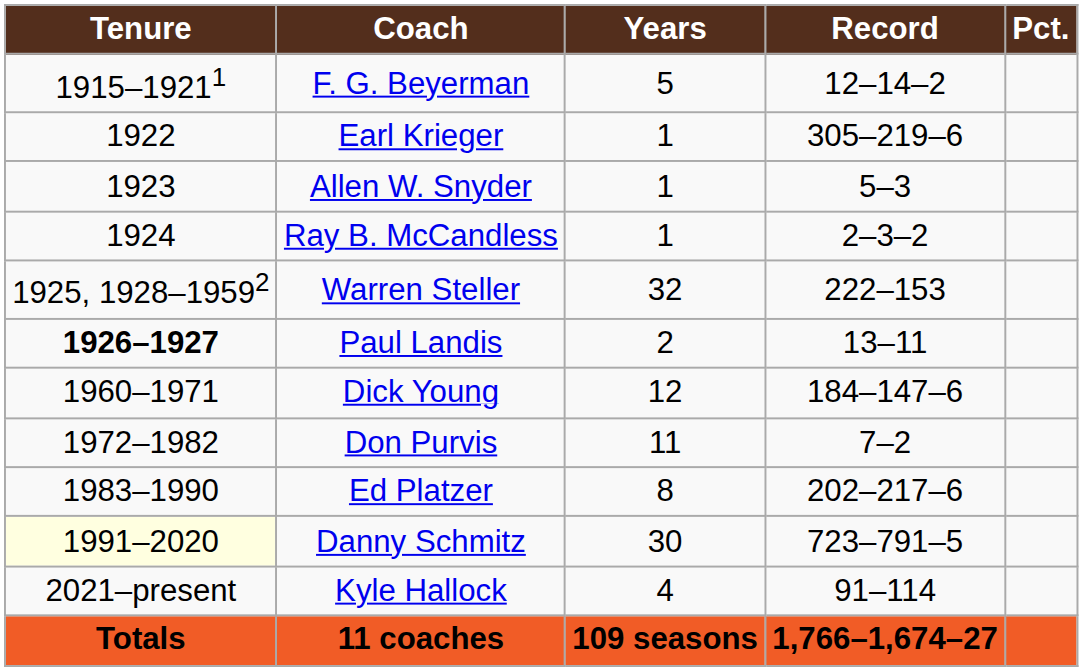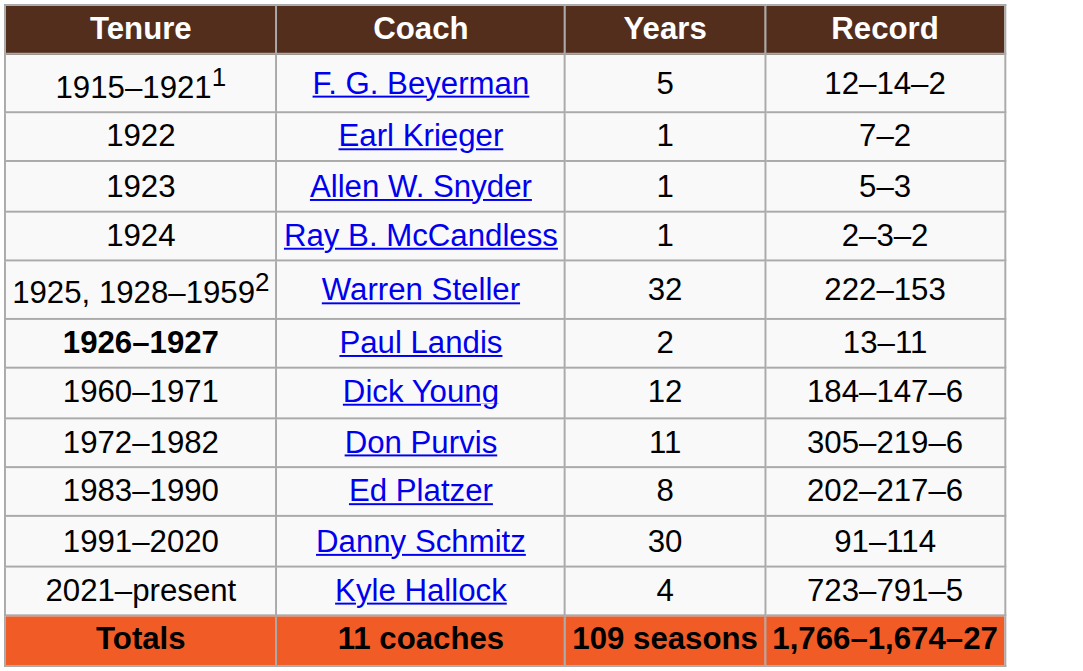- column: (1041, 29)
(885, 136) 305–219–6 -> (885, 136) 7–2
(885, 441) 7–2 -> (885, 441) 305–219–6
(141, 540) lightyellow background -> (141, 540) no background
(885, 540) 723–791–5 -> (885, 540) 91–114
(885, 590) 91–114 -> (885, 590) 723–791–5
